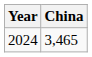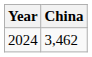(61, 39) 3,465 -> (61, 39) 3,462
